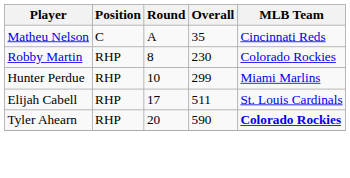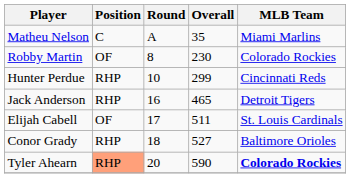(283, 36) Cincinnati Reds -> (280, 36) Miami Marlins
(108, 57) RHP -> (104, 57) OF
(280, 78) Miami Marlins -> (283, 78) Cincinnati Reds
+ row: (46, 99)
(108, 99) RHP -> (104, 120) OF
+ row: (42, 141)
(108, 120) no background -> (108, 162) lightsalmon background
